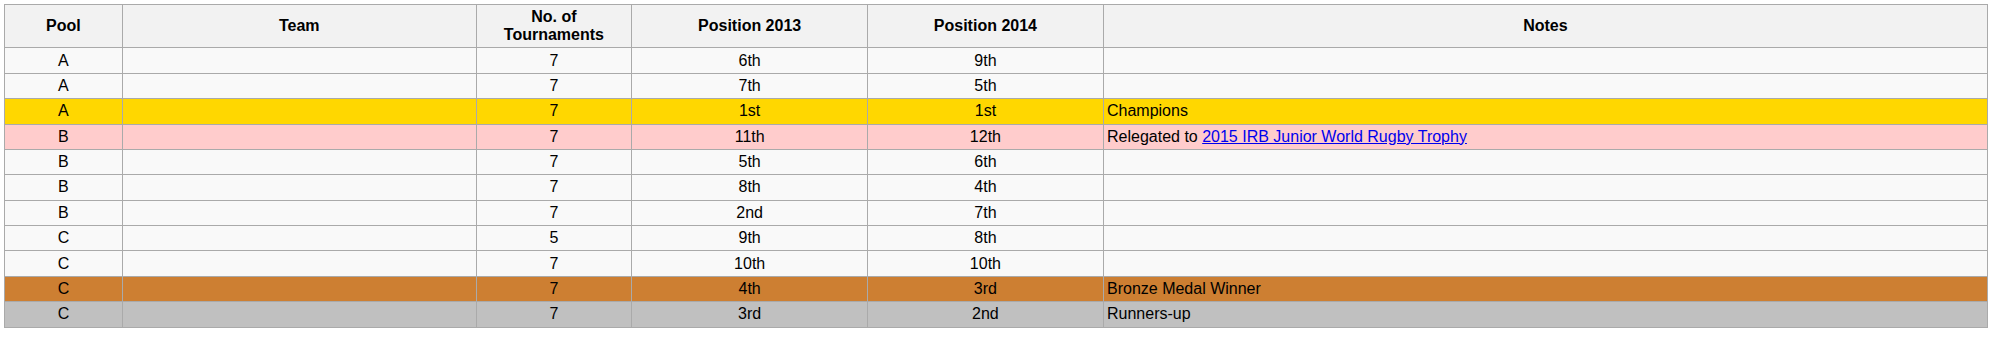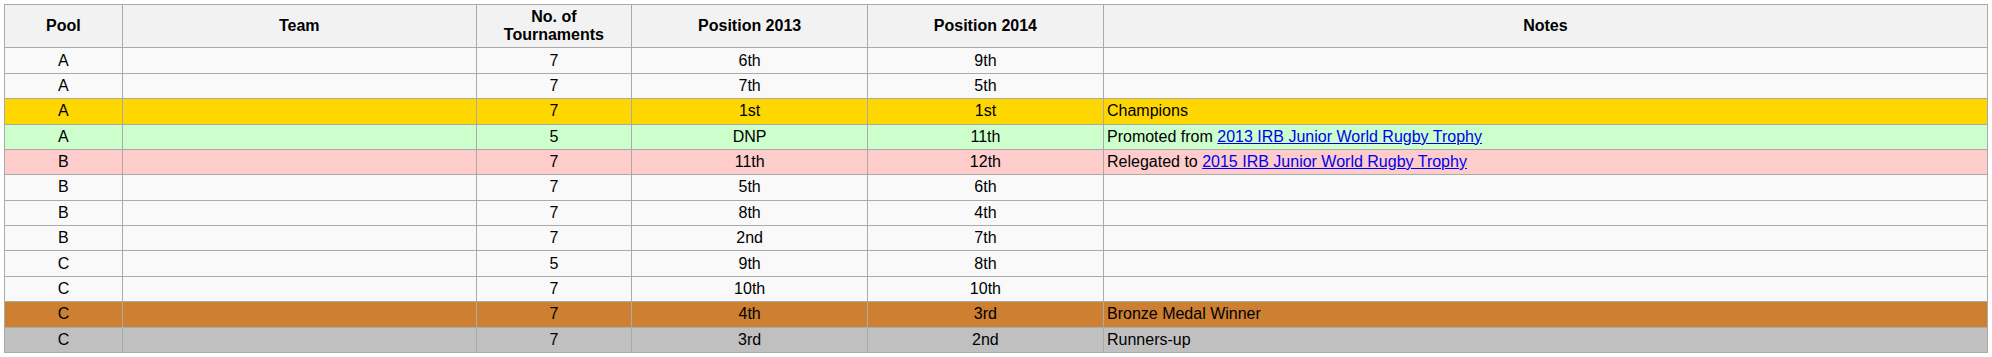+ row: (750, 136)
